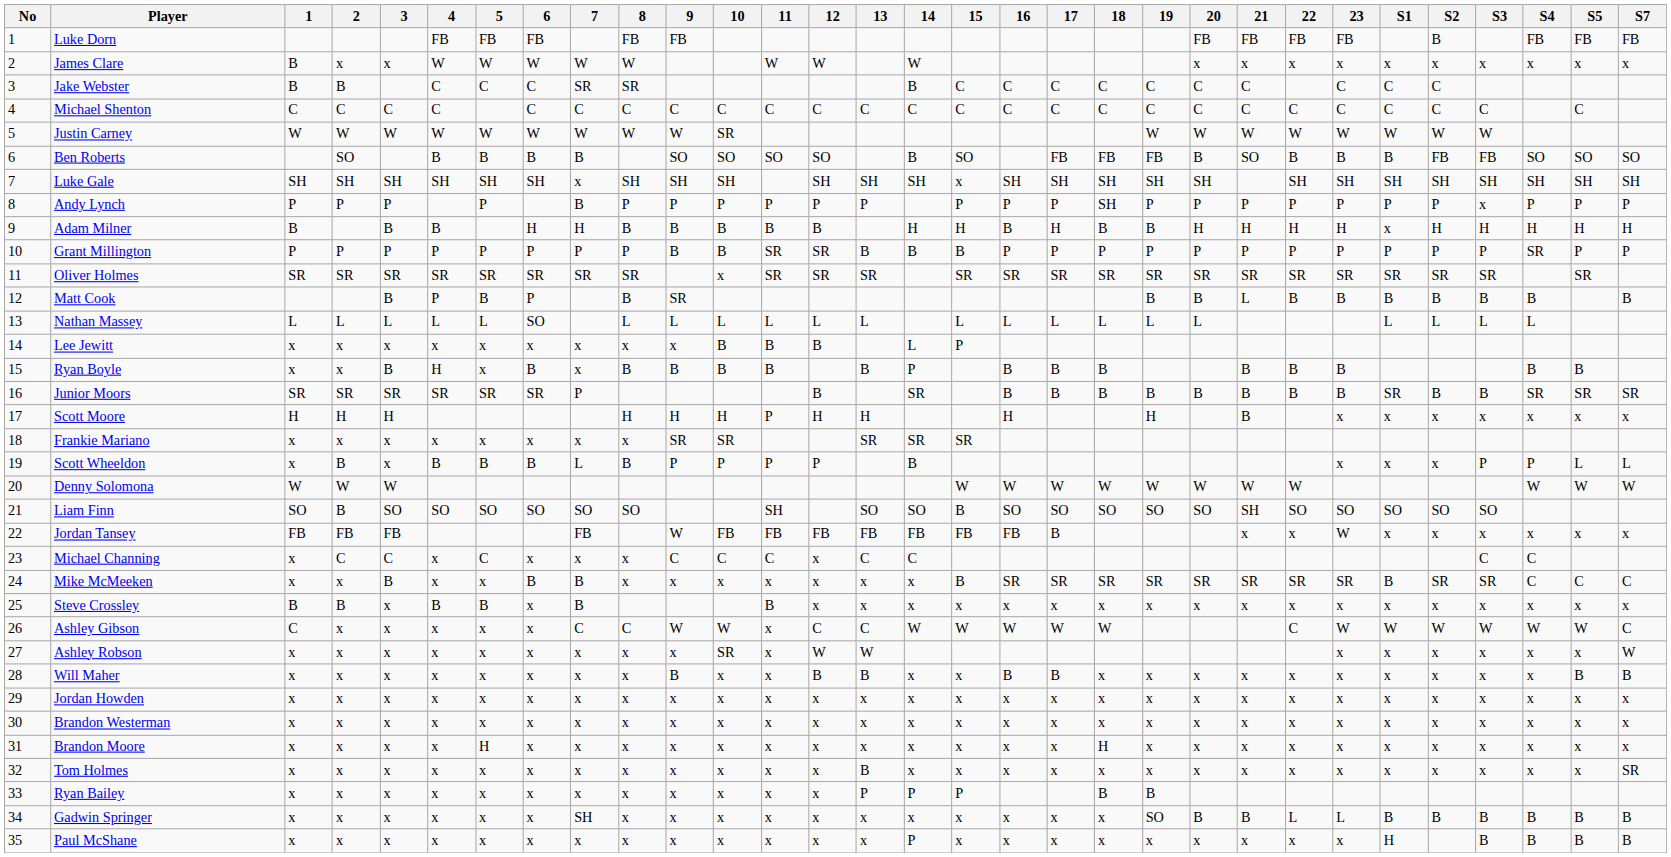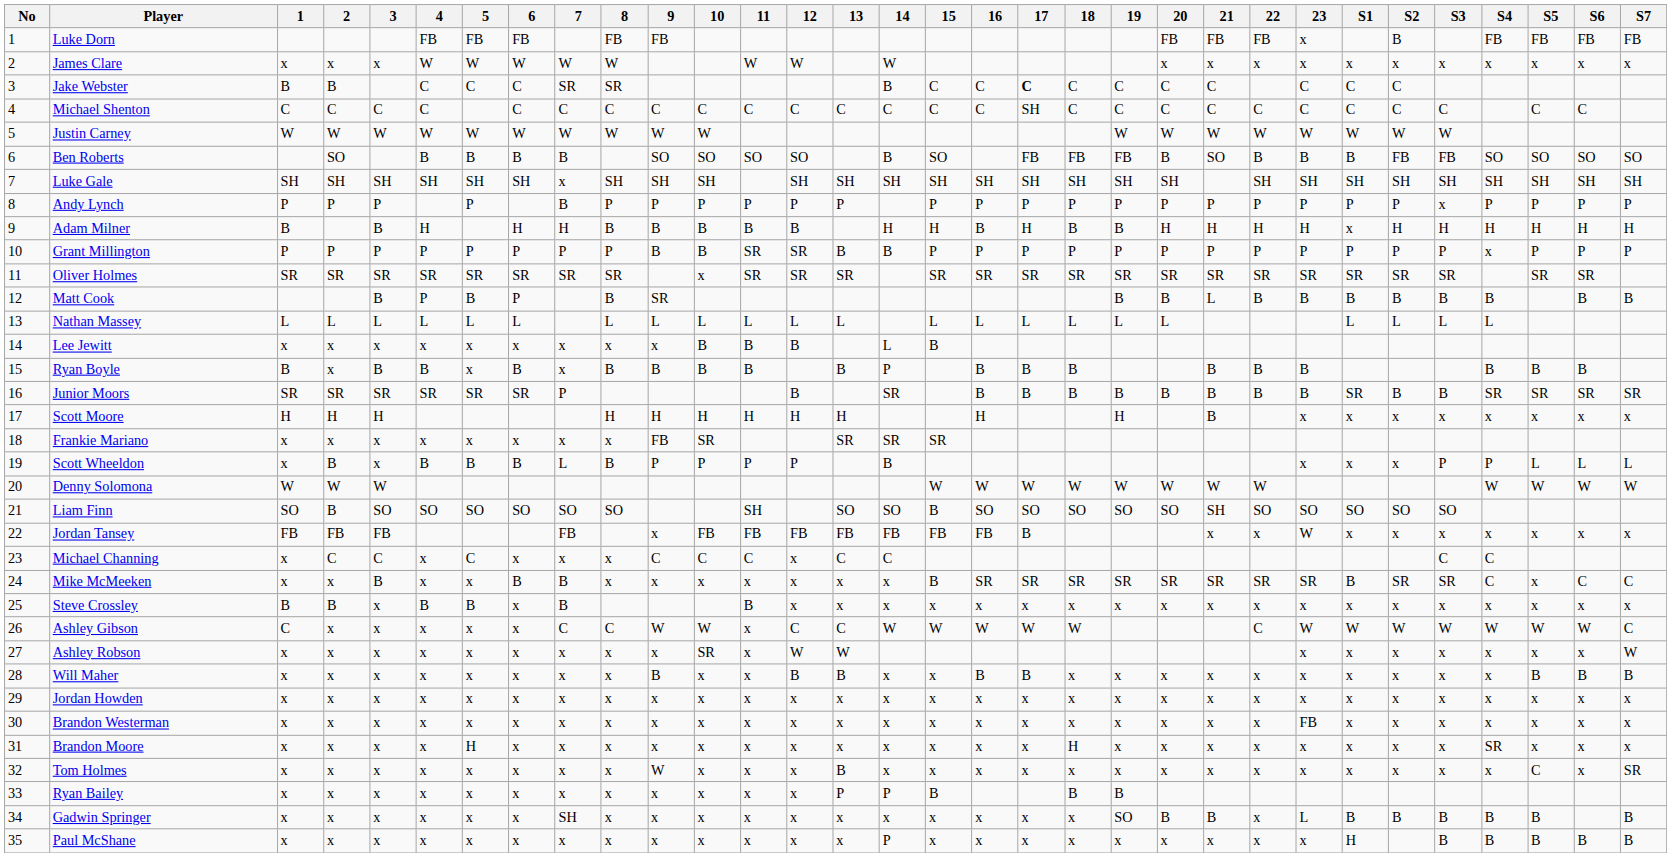+ column: (1597, 15)
(1345, 39) FB -> (1303, 39) x
(293, 62) B -> (284, 62) x
(1055, 86) normal -> (1027, 86) bold
(1055, 110) C -> (1031, 110) SH
(726, 133) SR -> (704, 133) W
(959, 180) x -> (938, 180) SH
(1107, 204) SH -> (1072, 204) P
(436, 227) B -> (425, 227) H
(960, 251) B -> (933, 251) P
(1535, 251) SR -> (1488, 251) x
(536, 322) SO -> (516, 322) L
(959, 345) P -> (934, 345) B
(292, 369) x -> (285, 369) B
(436, 369) H -> (424, 369) B
(769, 416) P -> (749, 416) H
(678, 439) SR -> (660, 439) FB
(676, 534) W -> (655, 534) x
(1579, 581) C -> (1535, 581) x
(1340, 722) x -> (1308, 722) FB
(1530, 746) x -> (1493, 746) SR
(673, 769) x -> (658, 769) W
(1578, 769) x -> (1536, 769) C
(959, 793) P -> (934, 793) B
(1293, 816) L -> (1257, 816) x
